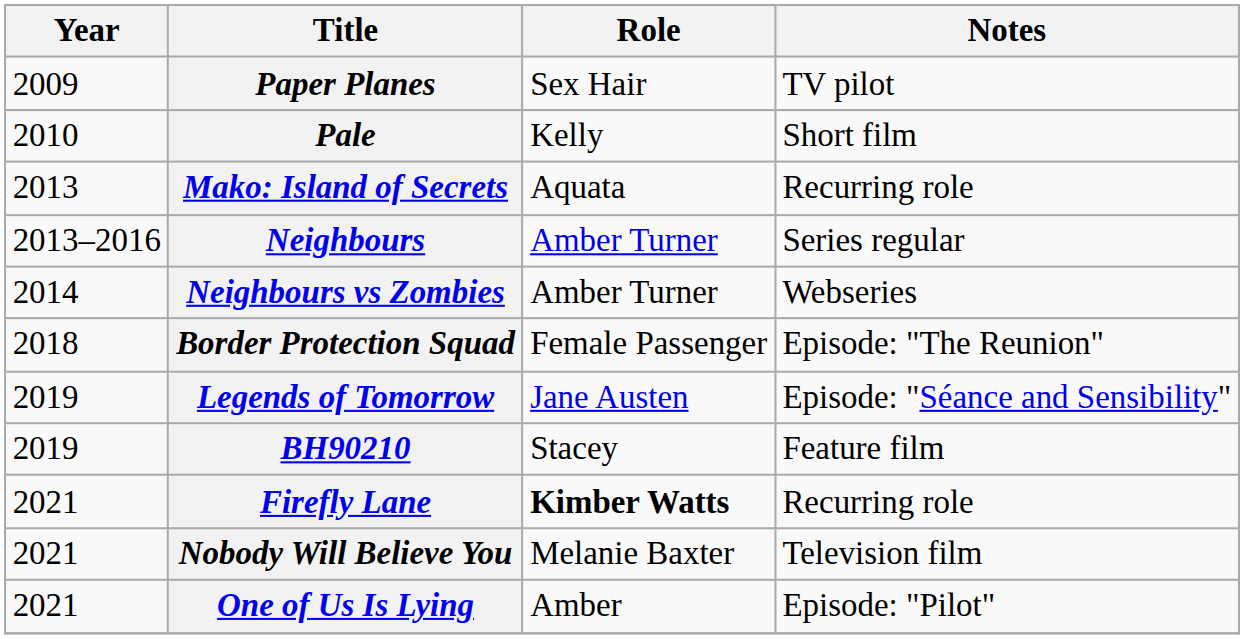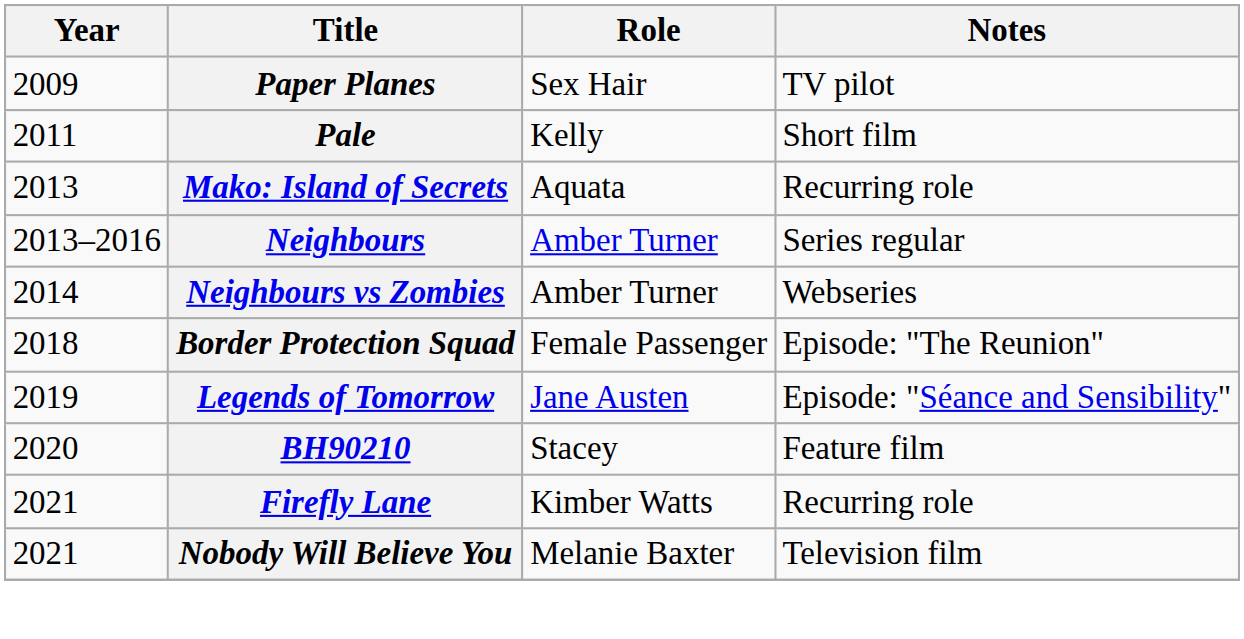(46, 135) 2010 -> (45, 135) 2011
(46, 448) 2019 -> (46, 448) 2020
(630, 501) bold -> (621, 501) normal
- row: (346, 605)
